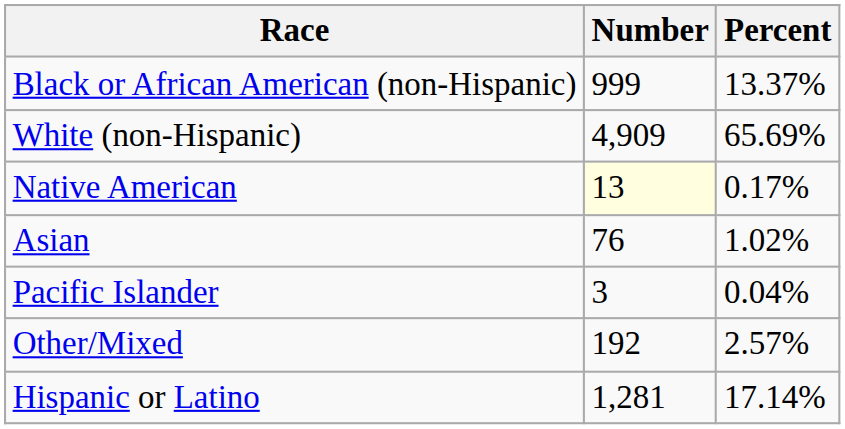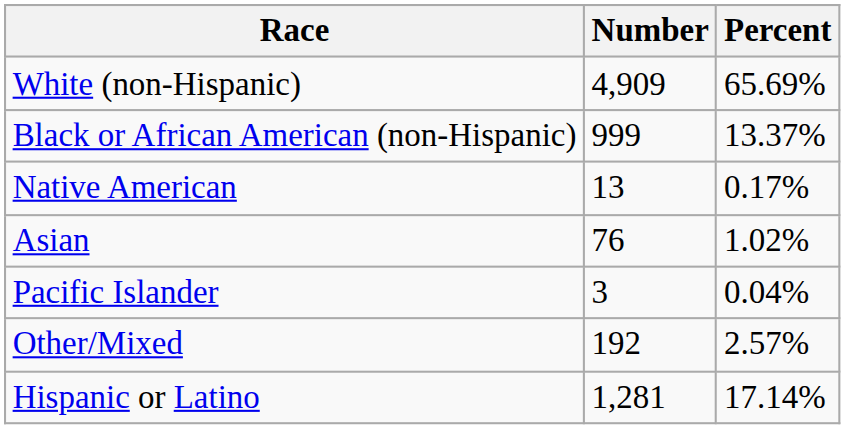rows swapped: (157, 135) <-> (295, 82)
(608, 187) lightyellow background -> (608, 187) no background
